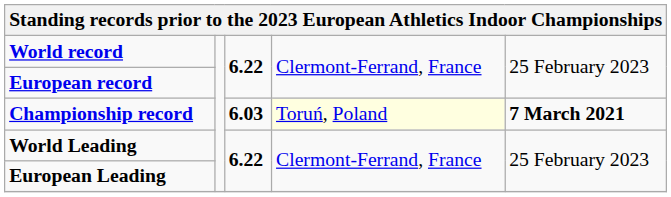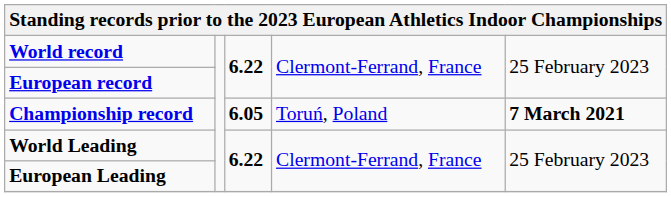(246, 113) 6.03 -> (246, 113) 6.05
(332, 113) lightyellow background -> (332, 113) no background
